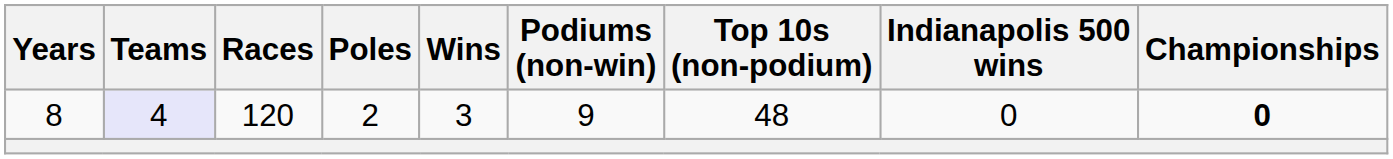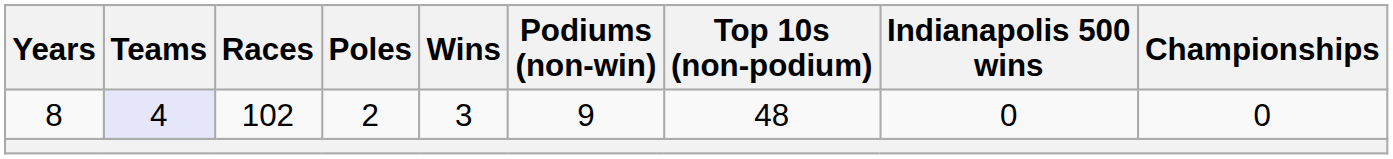(268, 115) 120 -> (268, 115) 102
(1262, 115) bold -> (1262, 115) normal
